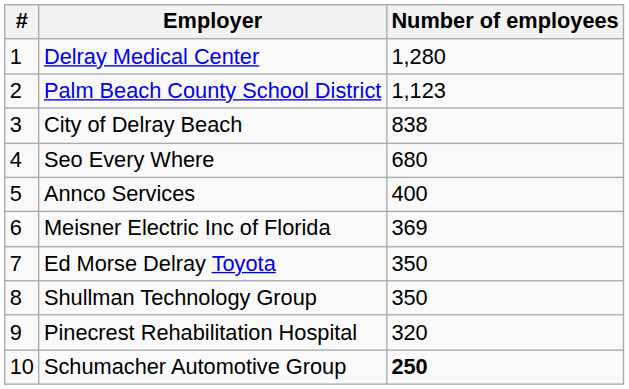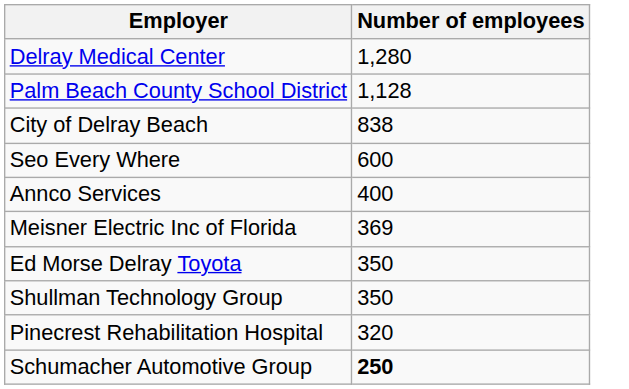- column: (22, 21)
(419, 90) 1,123 -> (384, 90) 1,128
(410, 159) 680 -> (375, 159) 600
